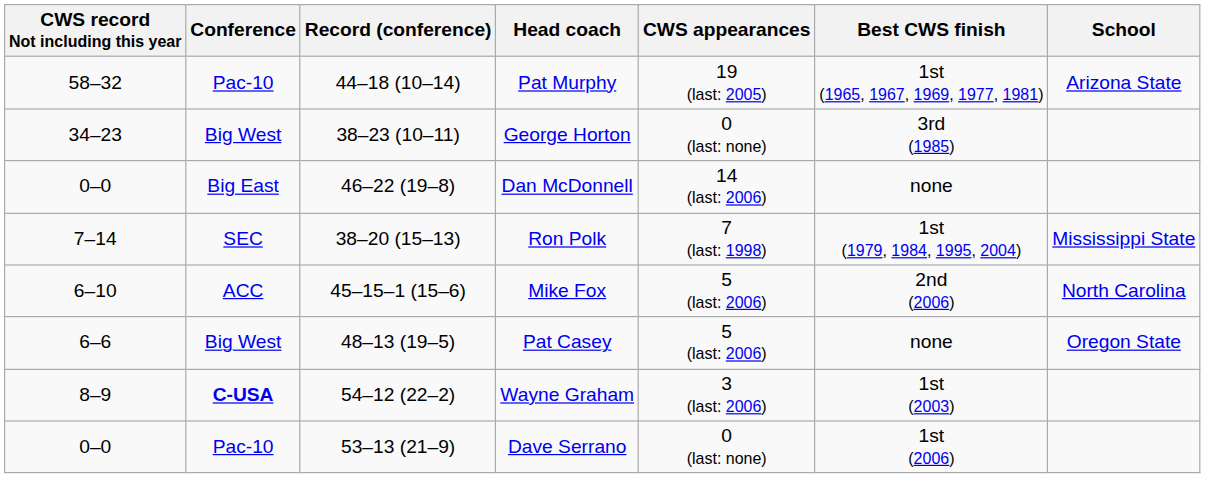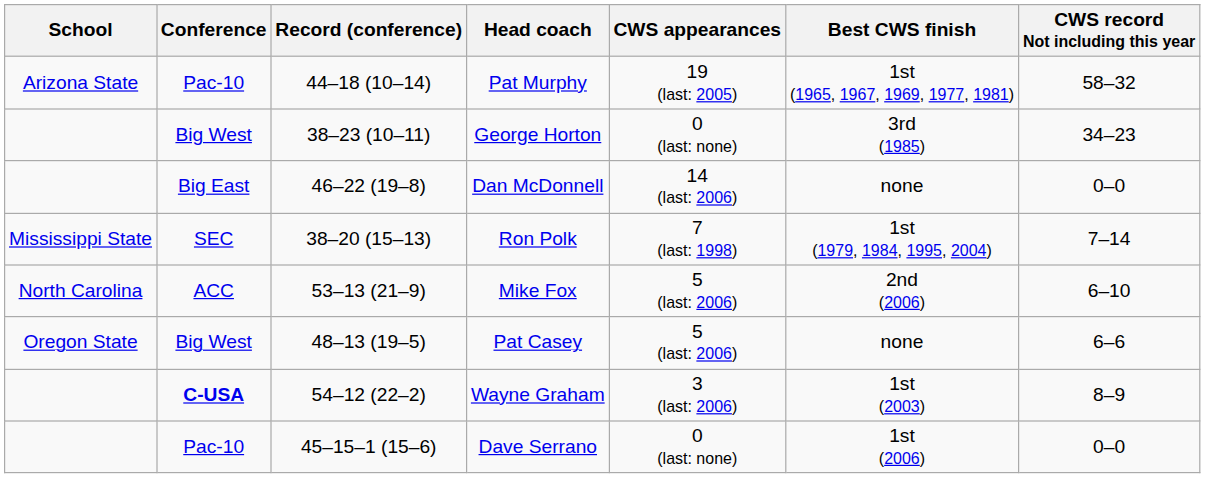columns swapped: (1124, 30) <-> (95, 30)
(398, 290) 45–15–1 (15–6) -> (369, 290) 53–13 (21–9)
(398, 446) 53–13 (21–9) -> (369, 446) 45–15–1 (15–6)
